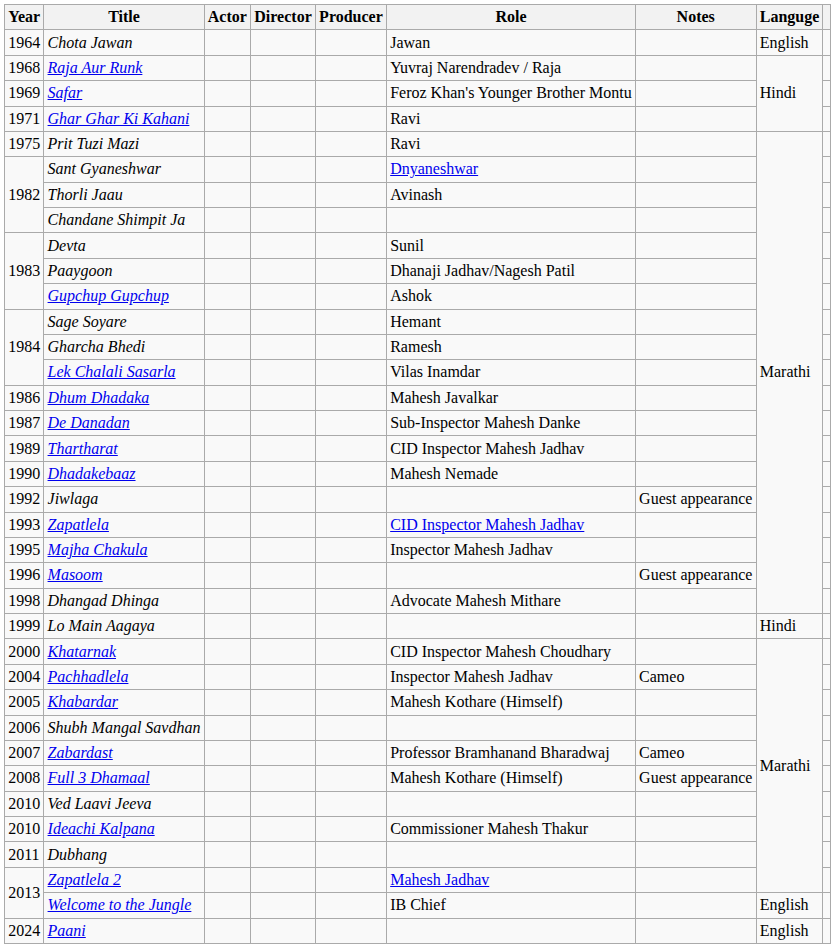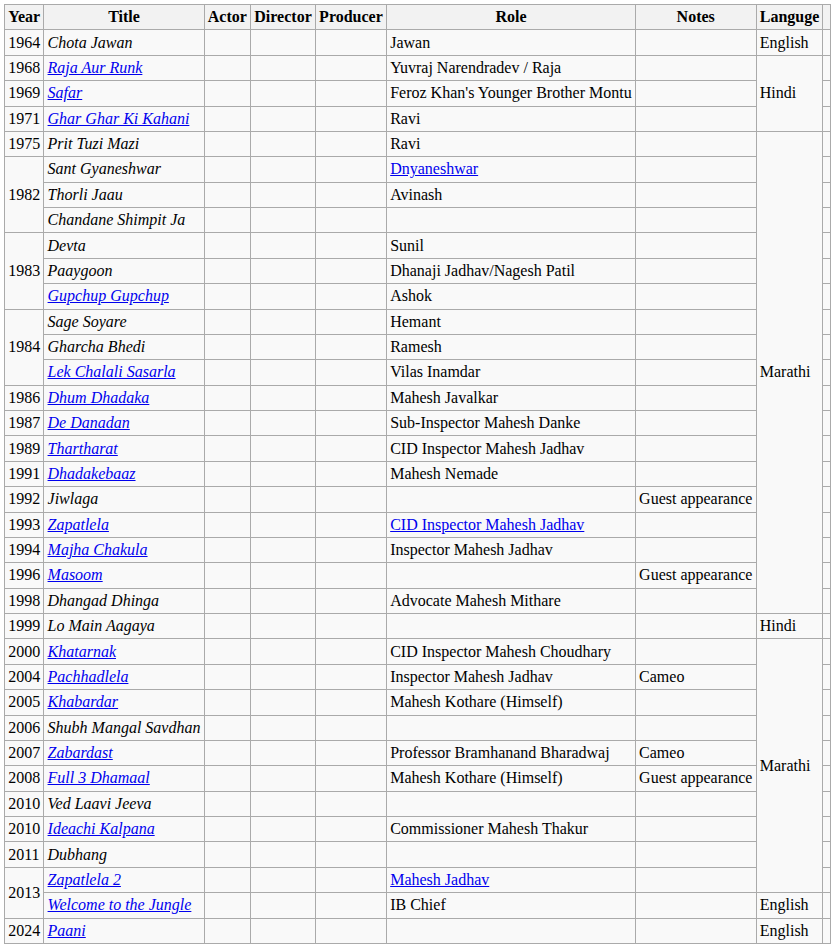(24, 473) 1990 -> (24, 473) 1991
(24, 550) 1995 -> (24, 550) 1994
